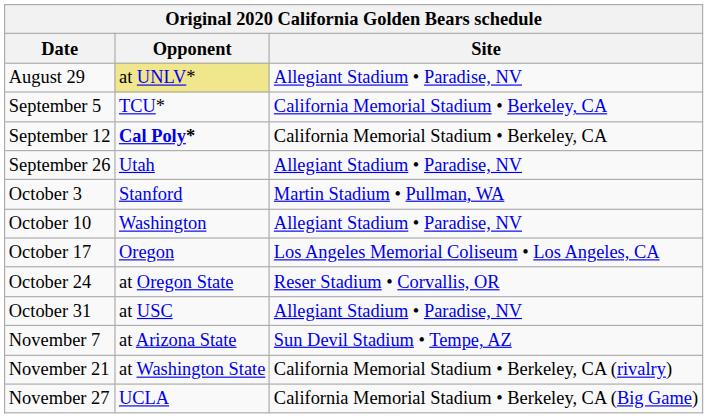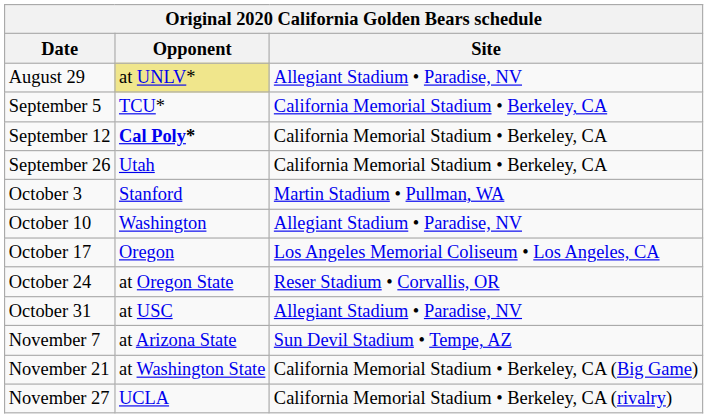(398, 164) Allegiant Stadium • Paradise, NV -> (441, 164) California Memorial Stadium • Berkeley, CA
(473, 369) California Memorial Stadium • Berkeley, CA (rivalry) -> (486, 369) California Memorial Stadium • Berkeley, CA (Big Game)
(486, 398) California Memorial Stadium • Berkeley, CA (Big Game) -> (473, 398) California Memorial Stadium • Berkeley, CA (rivalry)
